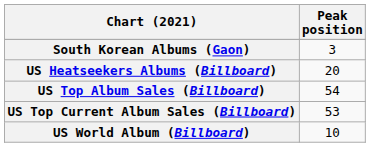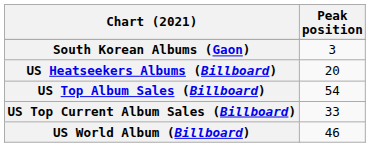(332, 112) 53 -> (332, 112) 33
(332, 132) 10 -> (332, 132) 46
